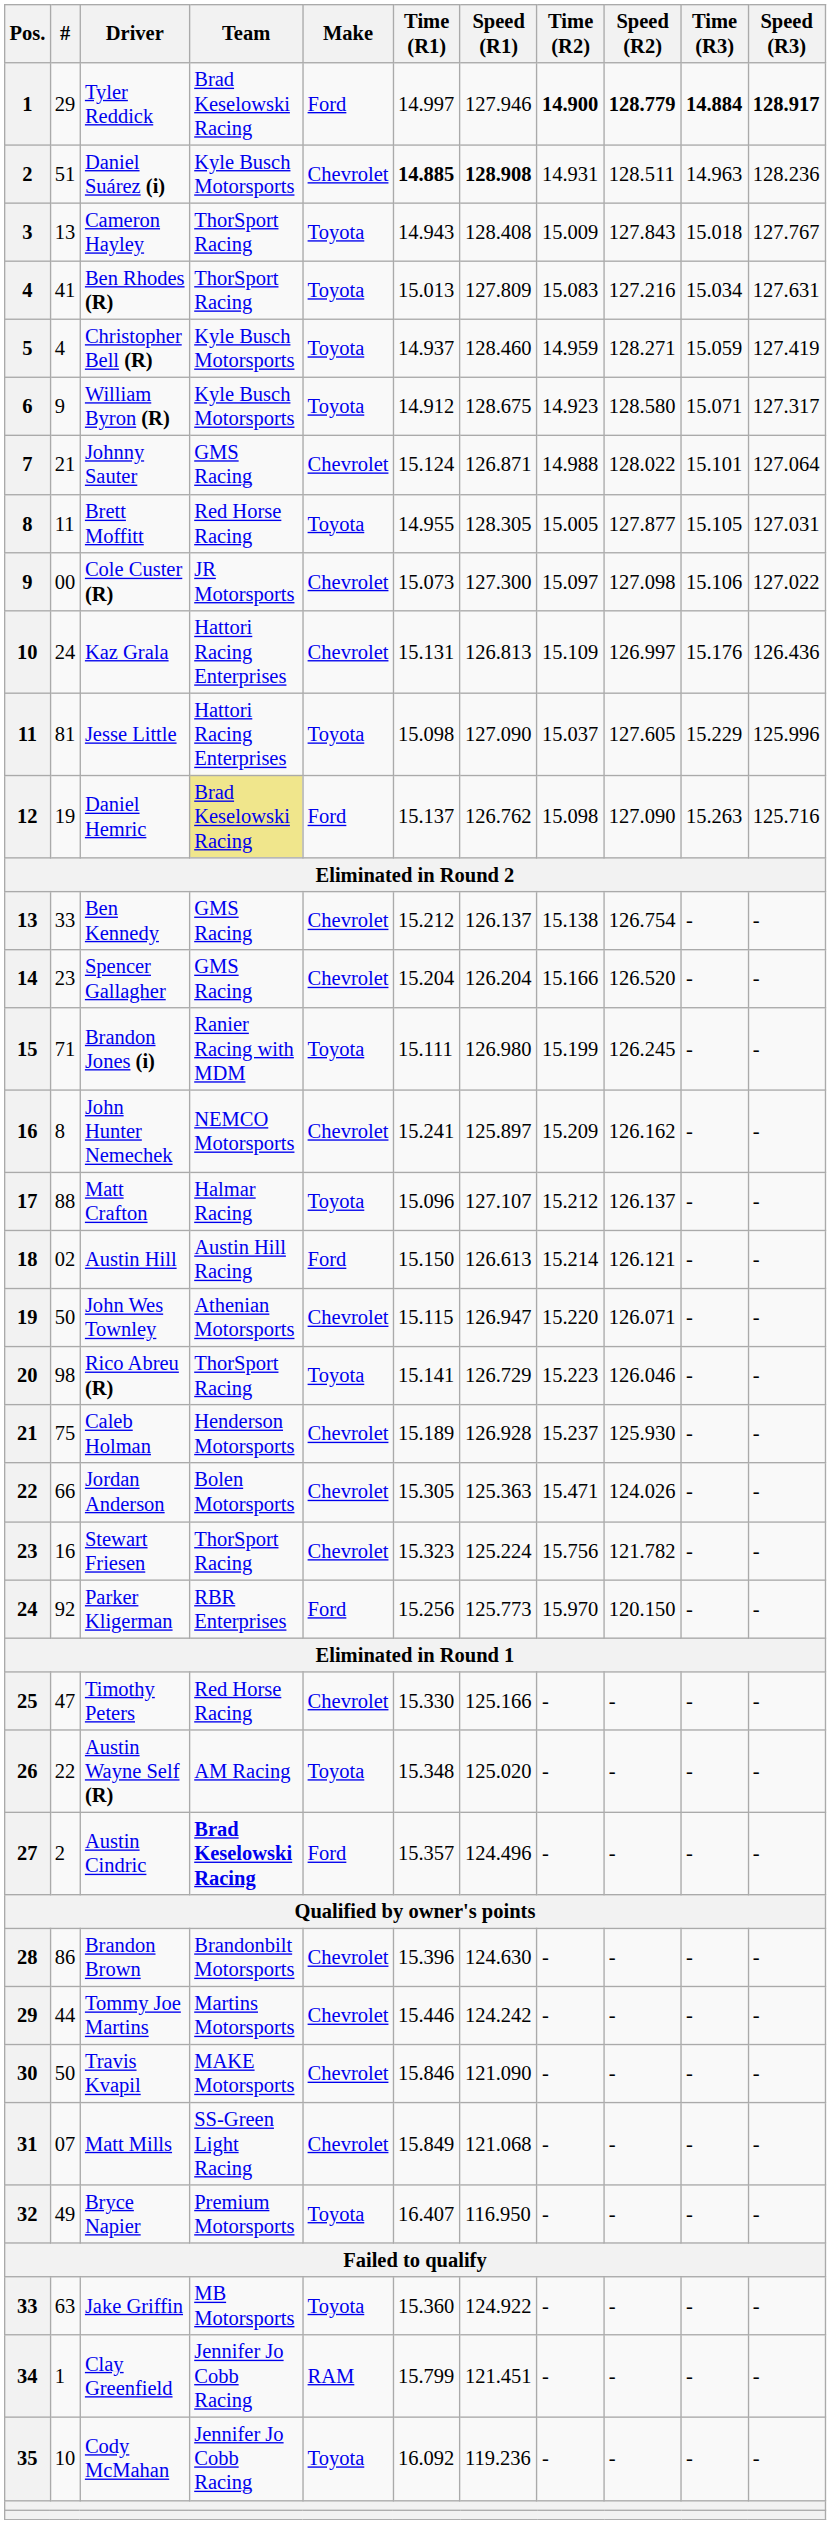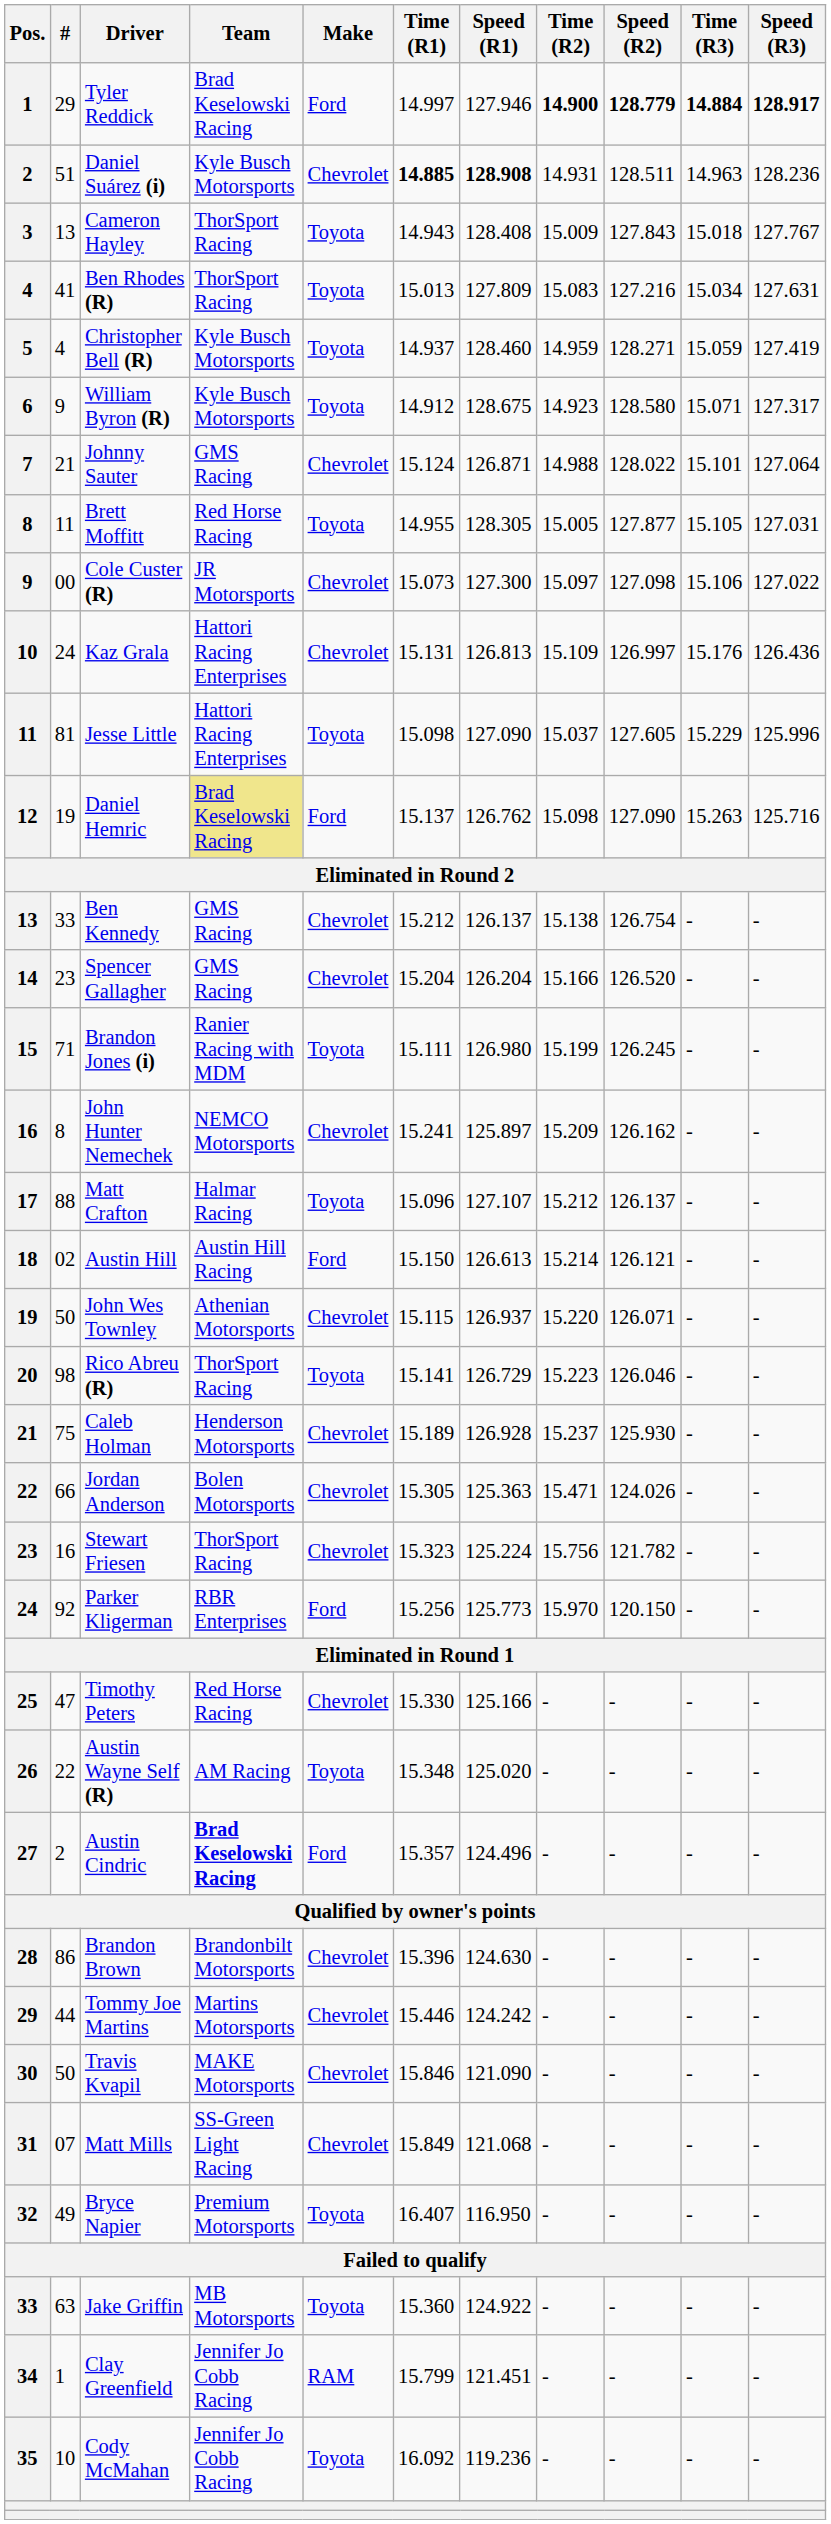(498, 1317) 126.947 -> (498, 1317) 126.937
